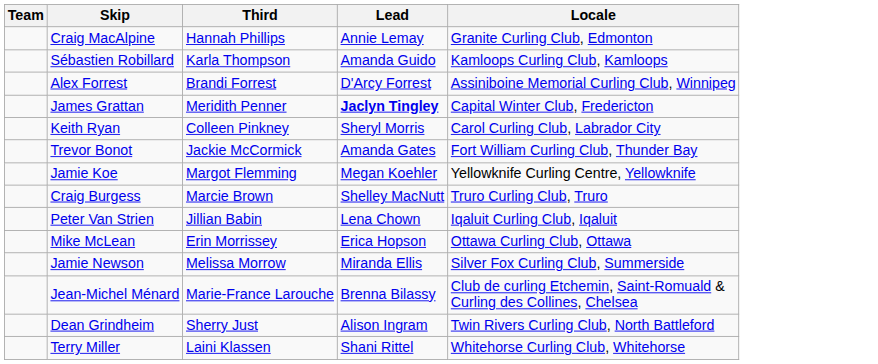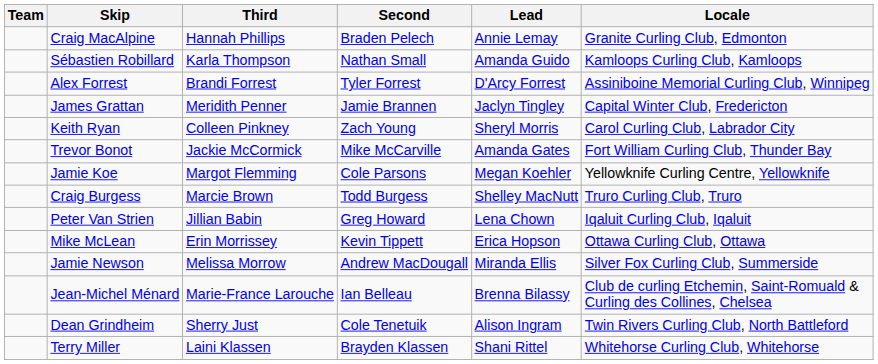+ column: (404, 15)
(390, 106) bold -> (519, 106) normal
